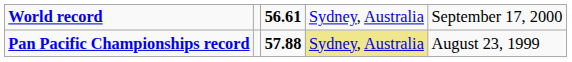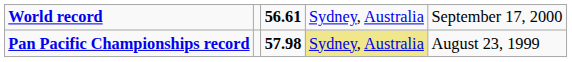(283, 43) 57.88 -> (283, 43) 57.98
